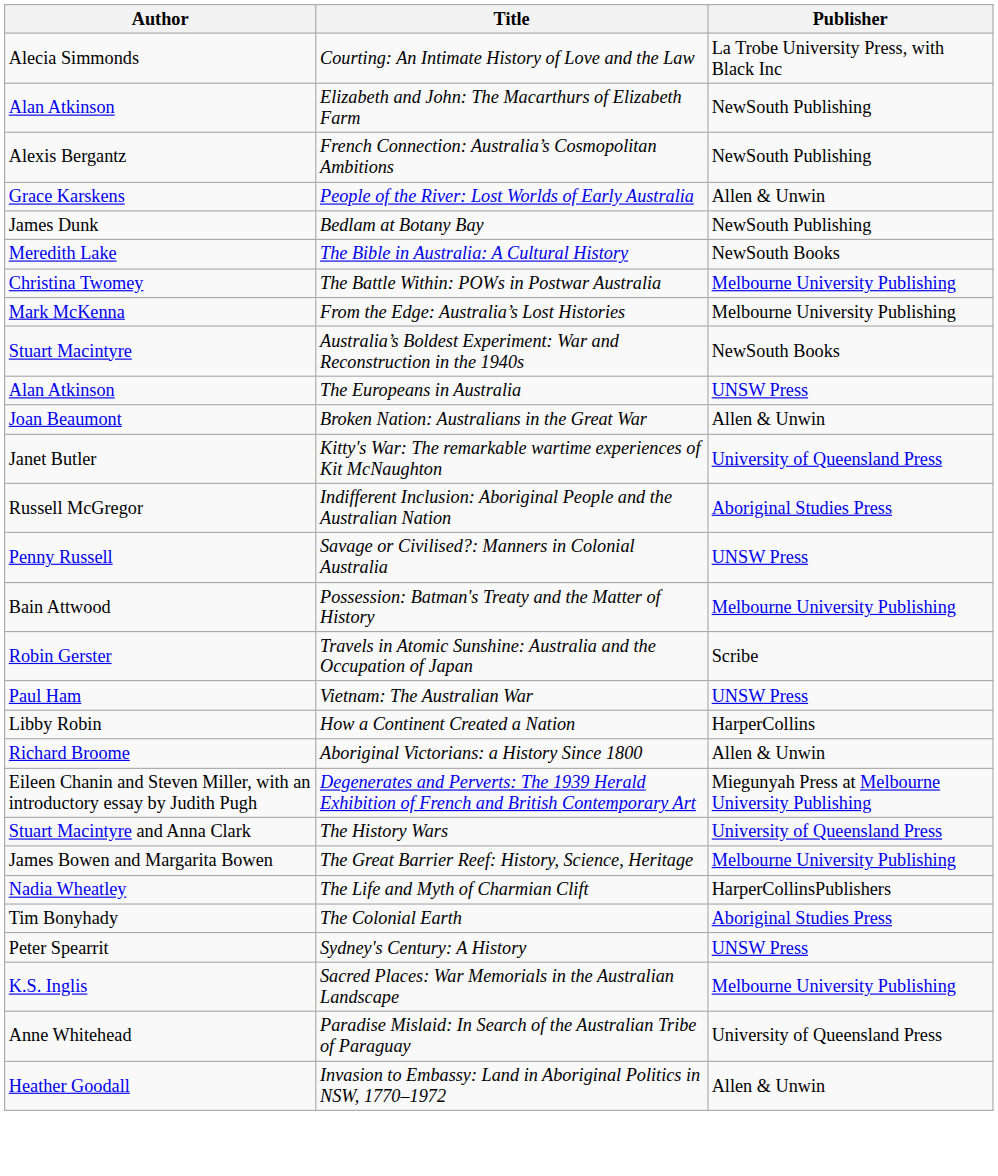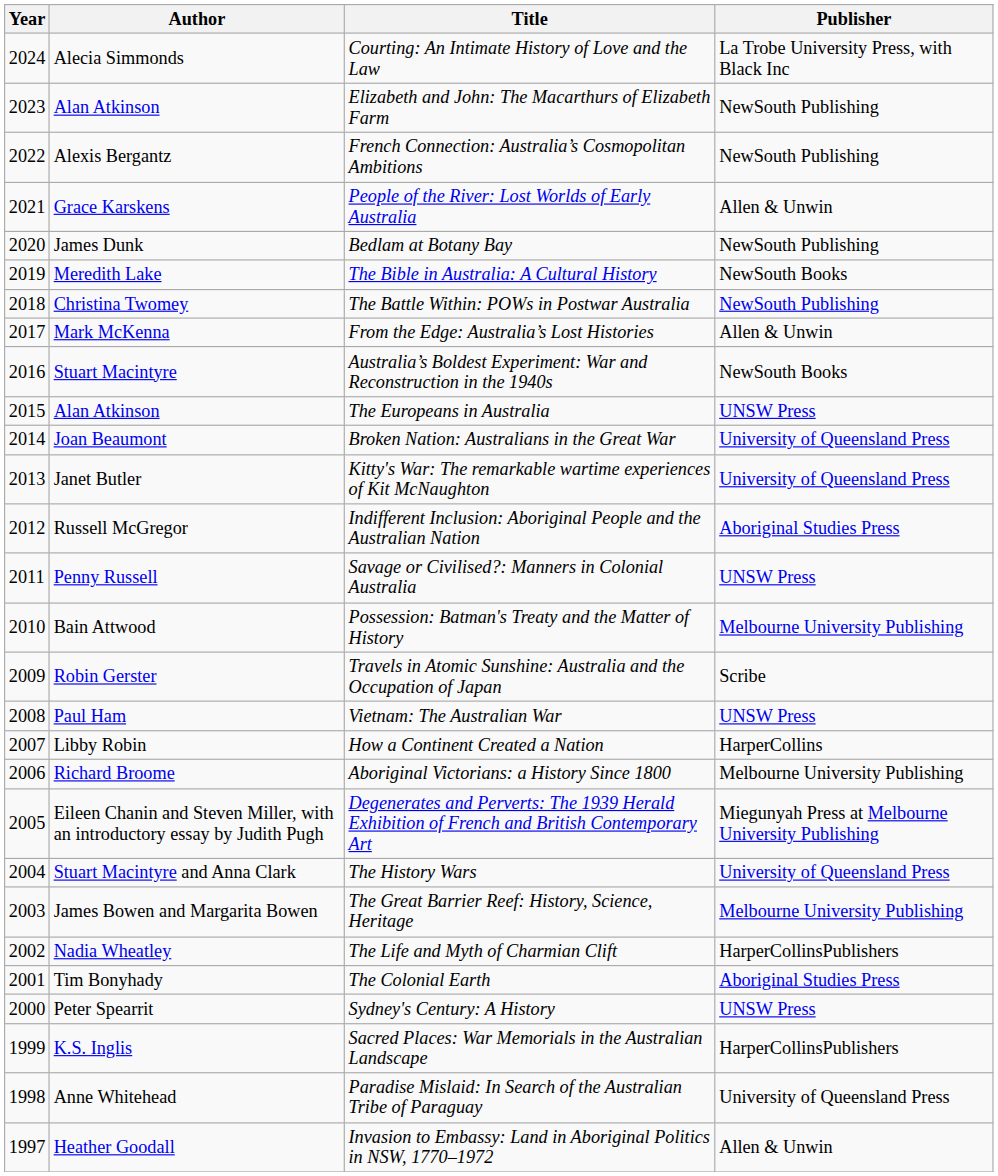+ column: (27, 18)
(834, 283) Melbourne University Publishing -> (799, 303) NewSouth Publishing
(834, 311) Melbourne University Publishing -> (776, 332) Allen & Unwin
(768, 419) Allen & Unwin -> (834, 439) University of Queensland Press
(768, 753) Allen & Unwin -> (841, 773) Melbourne University Publishing
(834, 986) Melbourne University Publishing -> (809, 1048) HarperCollinsPublishers
